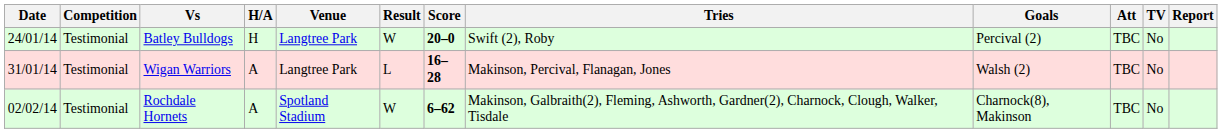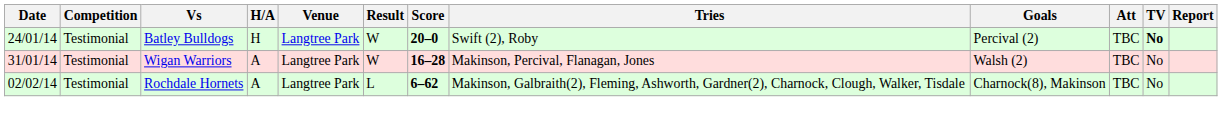(1155, 39) normal -> (1155, 39) bold
(387, 70) L -> (373, 61) W
(304, 109) Spotland Stadium -> (321, 84) Langtree Park
(390, 109) W -> (371, 84) L
